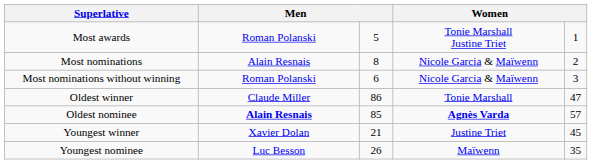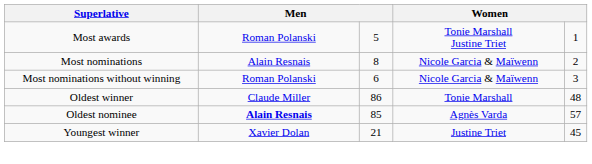(576, 97) 47 -> (576, 97) 48
(478, 114) bold -> (478, 114) normal
- row: (101, 150)
